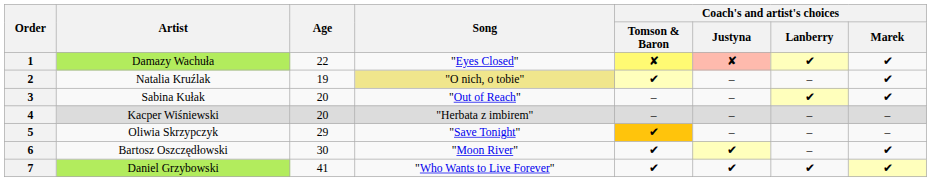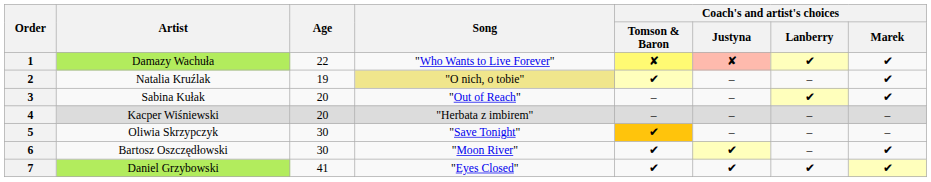(485, 61) "Eyes Closed" -> (485, 61) "Who Wants to Live Forever"
(323, 132) 29 -> (323, 132) 30
(485, 168) "Who Wants to Live Forever" -> (485, 168) "Eyes Closed"
